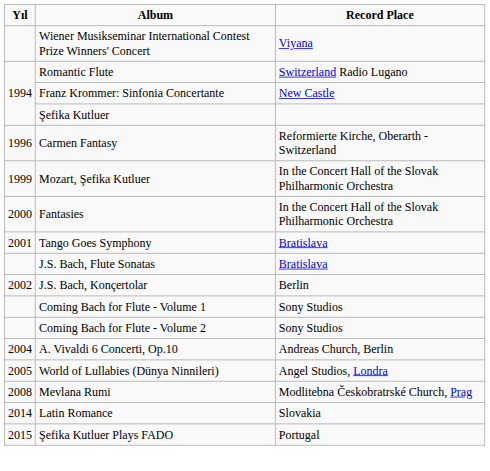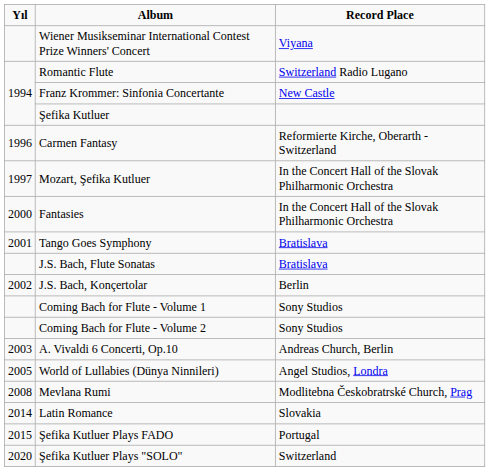(20, 178) 1999 -> (20, 178) 1997
(20, 349) 2004 -> (20, 349) 2003
+ row: (111, 456)
